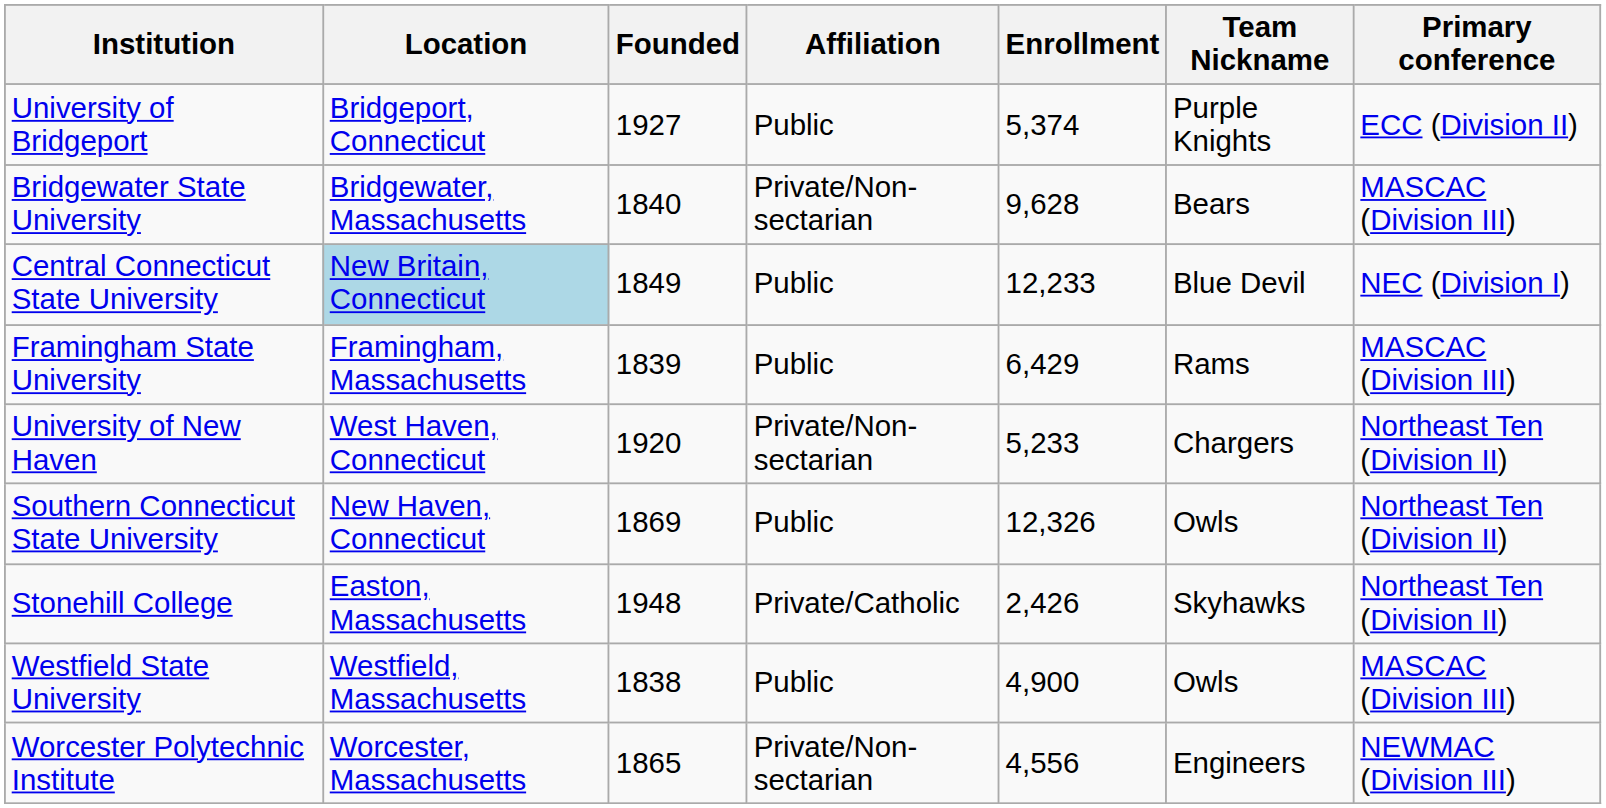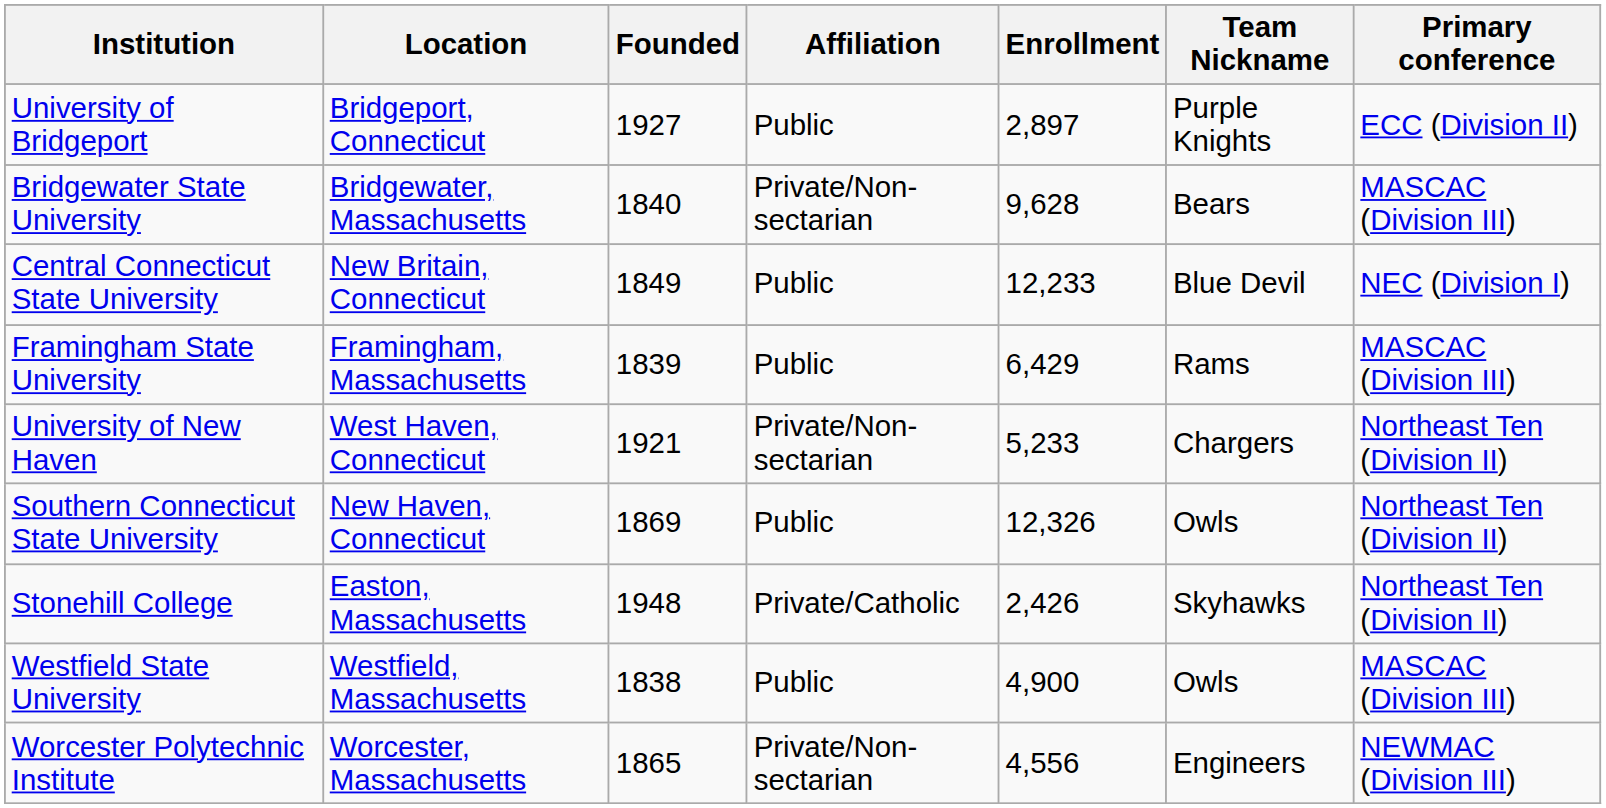(1042, 124) 5,374 -> (1042, 124) 2,897
(409, 283) lightblue background -> (409, 283) no background
(649, 443) 1920 -> (649, 443) 1921
